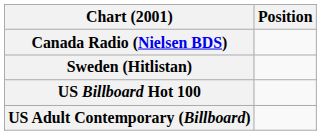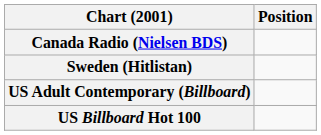rows swapped: (129, 92) <-> (129, 117)
